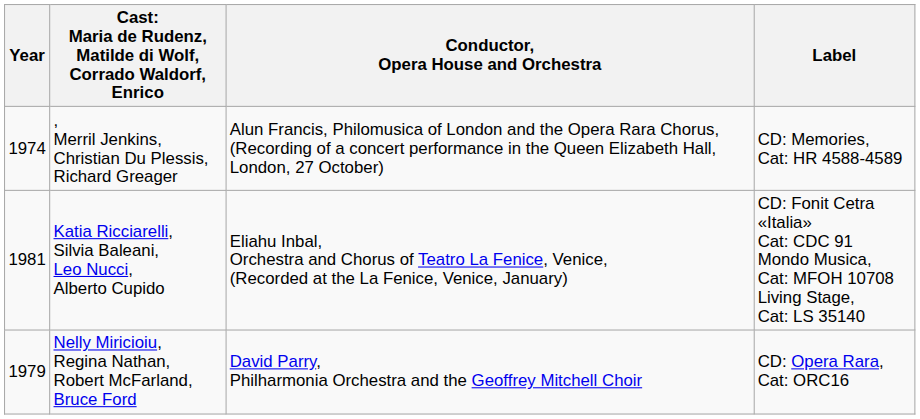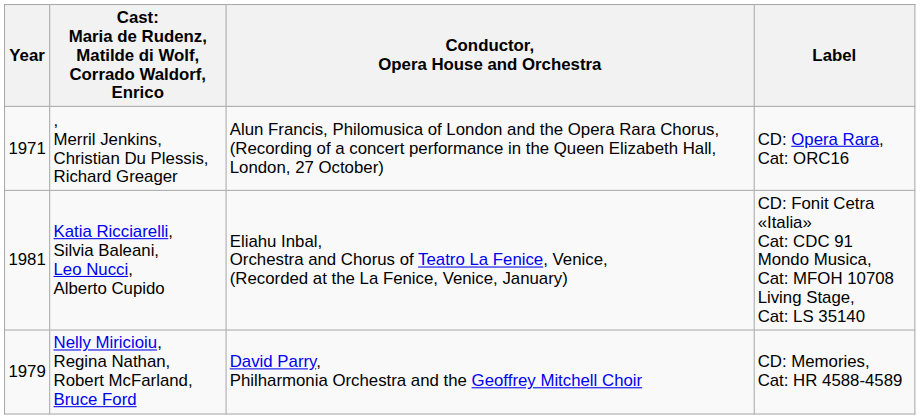(27, 148) 1974 -> (27, 148) 1971
(830, 148) CD: Memories, Cat: HR 4588-4589 -> (821, 148) CD: Opera Rara, Cat: ORC16
(821, 371) CD: Opera Rara, Cat: ORC16 -> (830, 371) CD: Memories, Cat: HR 4588-4589
